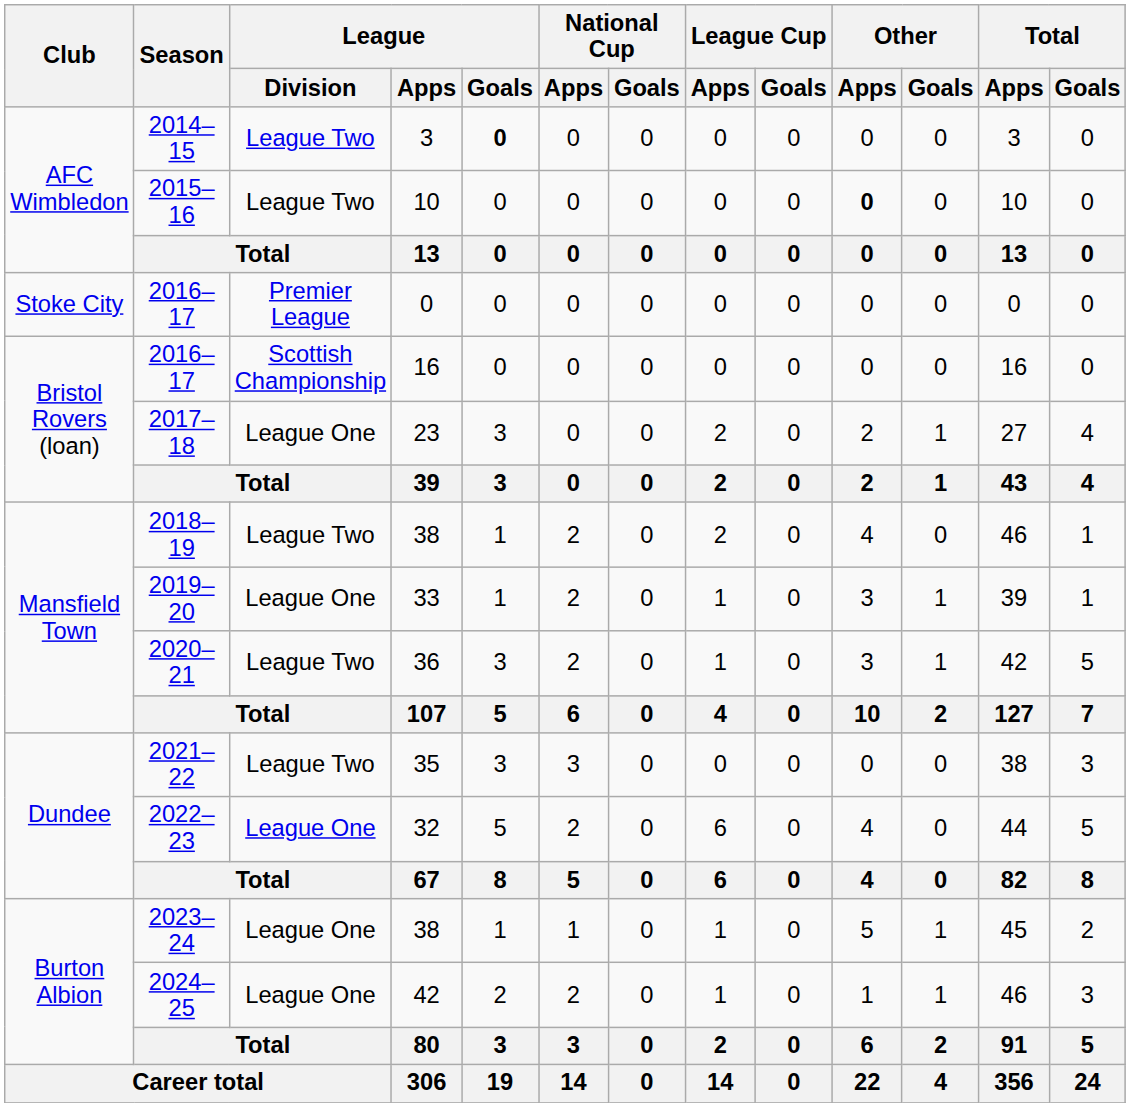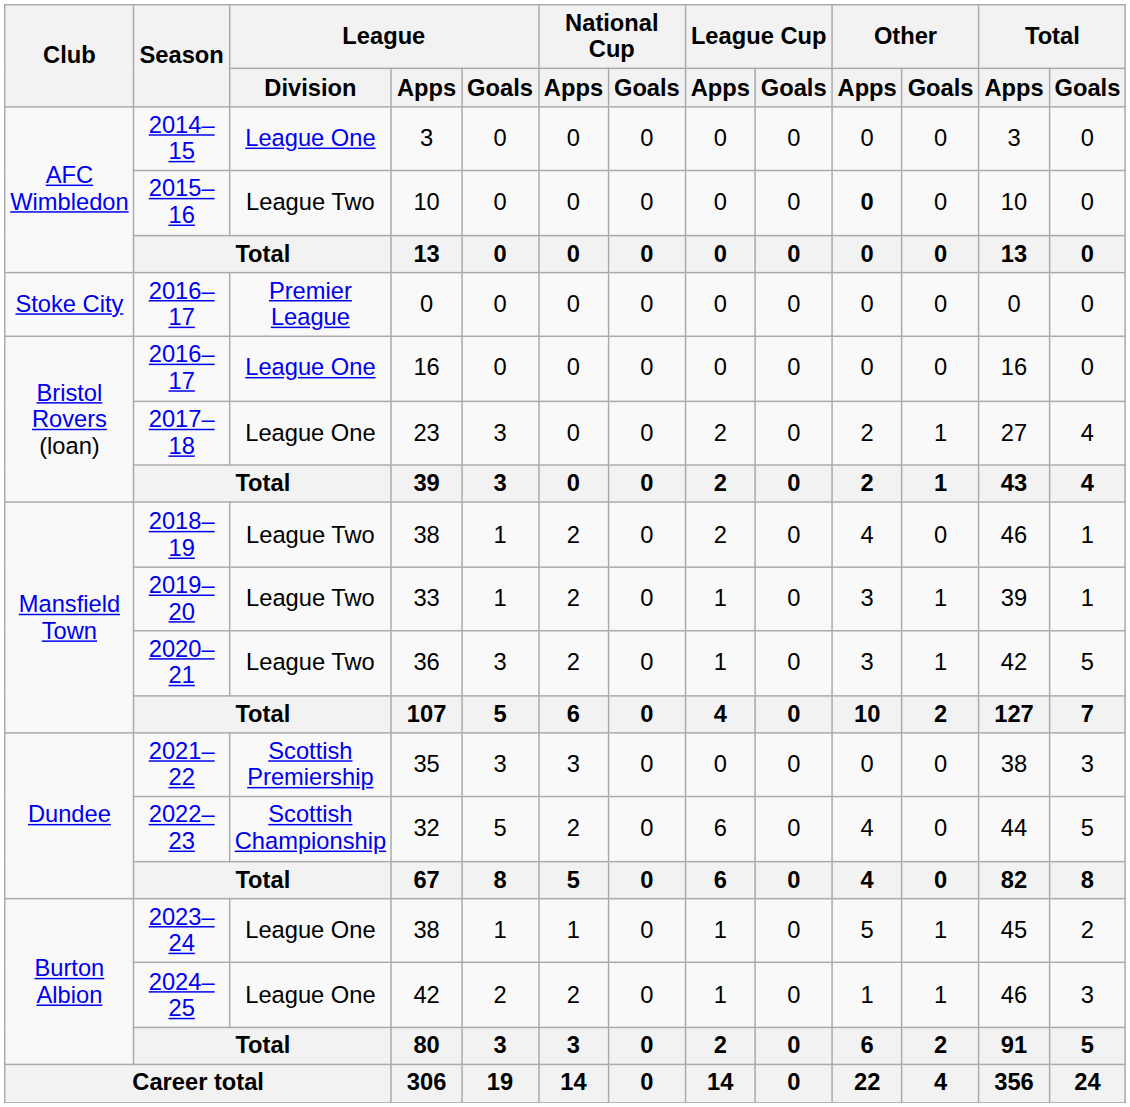(310, 138) League Two -> (310, 138) League One
(500, 138) bold -> (500, 138) normal
(310, 368) Scottish Championship -> (310, 368) League One
(310, 598) League One -> (310, 598) League Two
(310, 764) League Two -> (310, 764) Scottish Premiership
(310, 828) League One -> (310, 828) Scottish Championship
